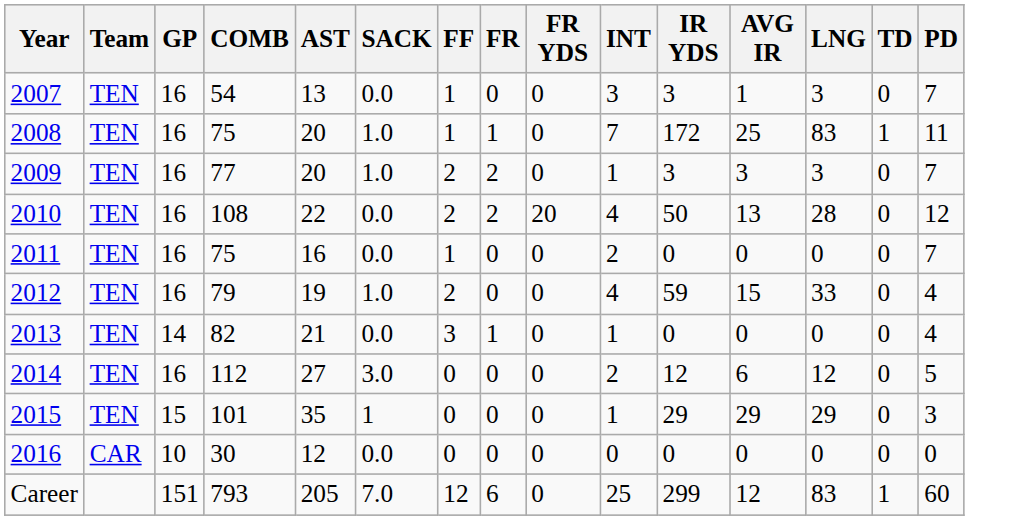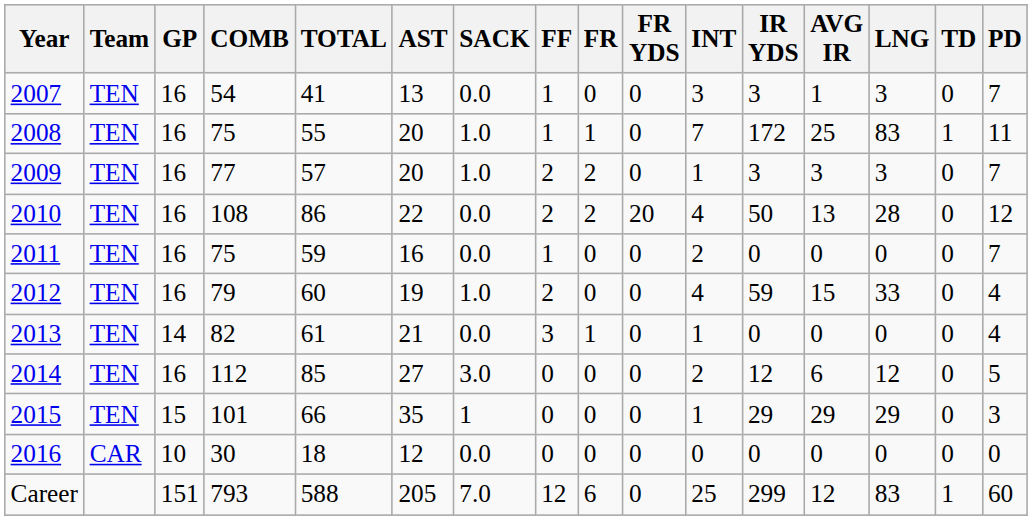+ column: (344, 38)
